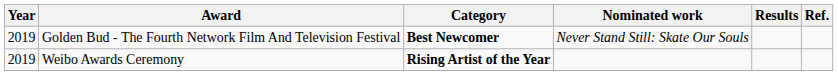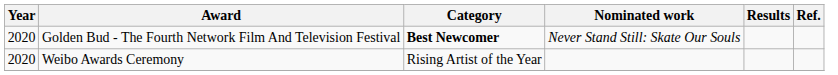(22, 37) 2019 -> (22, 37) 2020
(22, 59) 2019 -> (22, 59) 2020
(478, 59) bold -> (474, 59) normal
